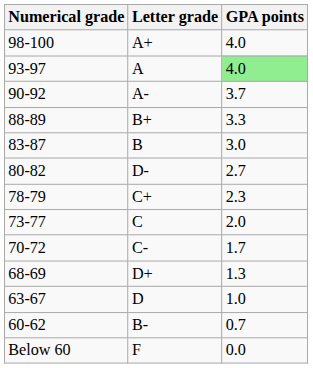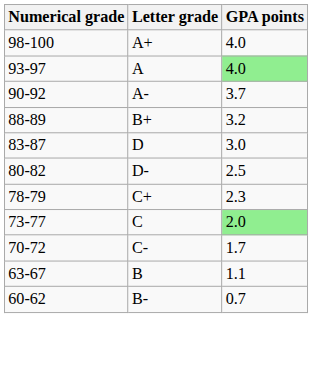(236, 119) 3.3 -> (236, 119) 3.2
(137, 145) B -> (138, 145) D
(236, 171) 2.7 -> (236, 171) 2.5
(236, 222) no background -> (236, 222) lightgreen background
- row: (27, 273)
(138, 299) D -> (137, 273) B
(236, 299) 1.0 -> (236, 273) 1.1
- row: (39, 350)
